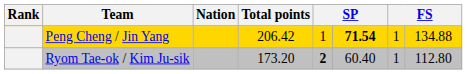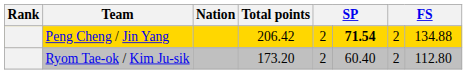(323, 36) 1 -> (323, 36) 2
(396, 36) 1 -> (396, 36) 2
(323, 58) bold -> (323, 58) normal
(396, 58) 1 -> (396, 58) 2
